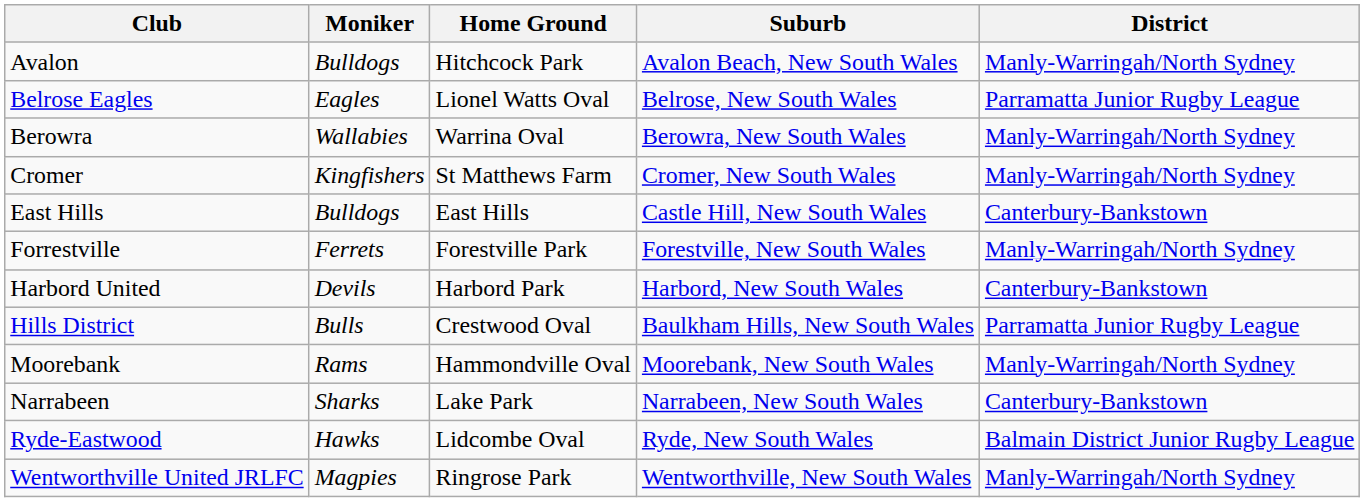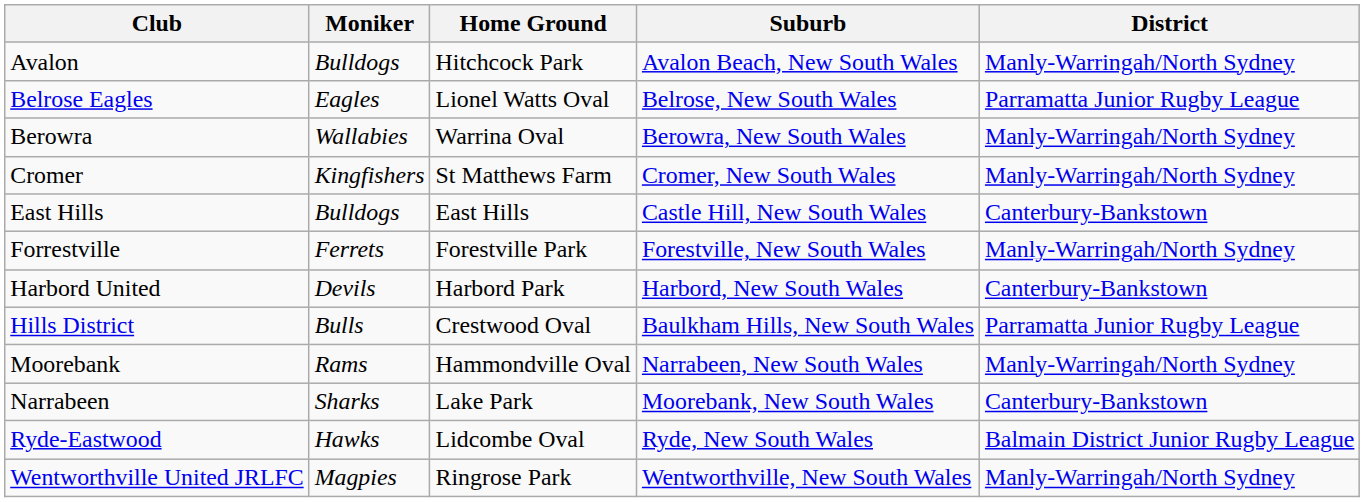(788, 363) Moorebank, New South Wales -> (782, 363) Narrabeen, New South Wales
(782, 401) Narrabeen, New South Wales -> (788, 401) Moorebank, New South Wales
